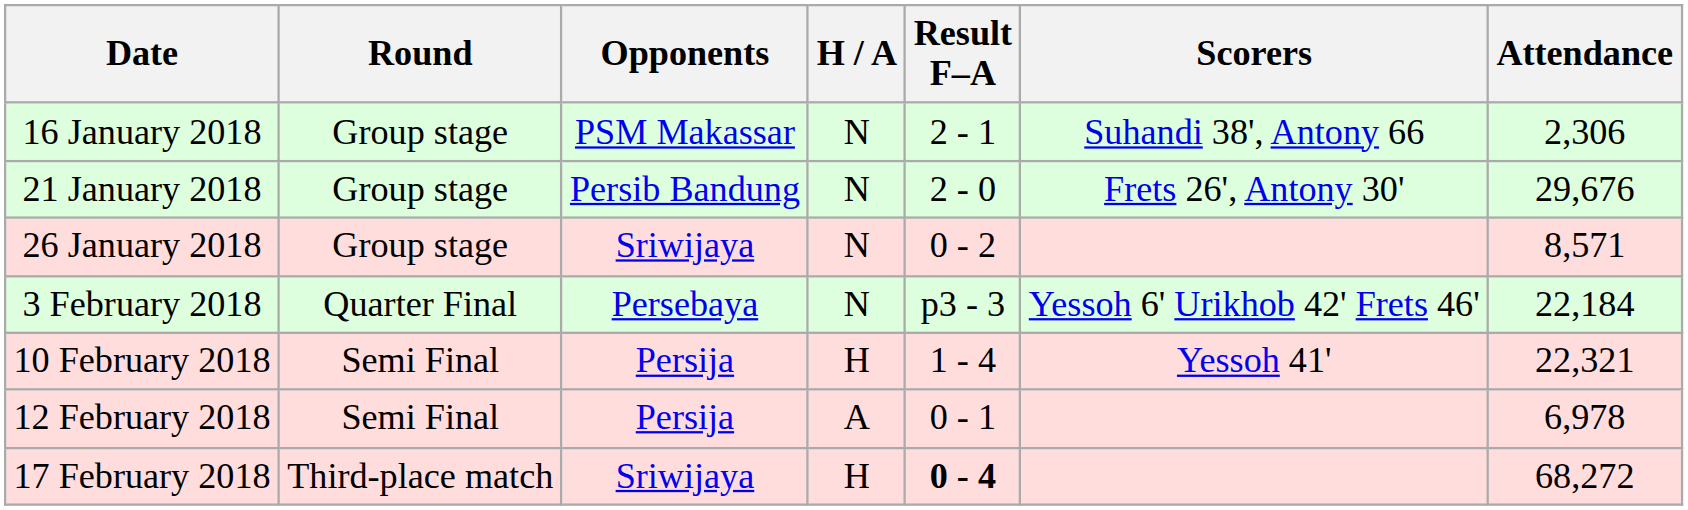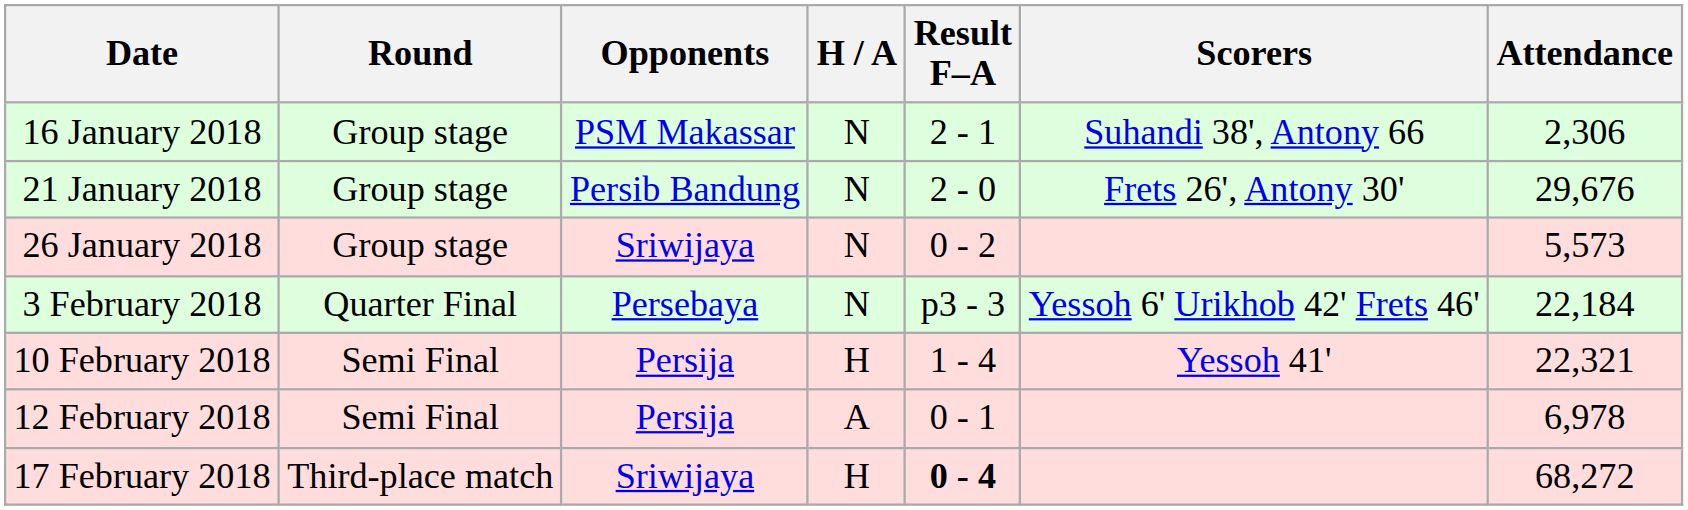(1585, 245) 8,571 -> (1585, 245) 5,573
